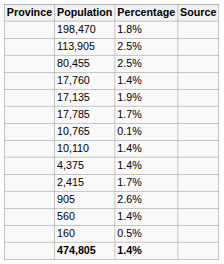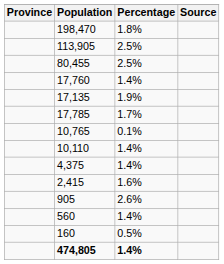(130, 183) 1.7% -> (130, 183) 1.6%
